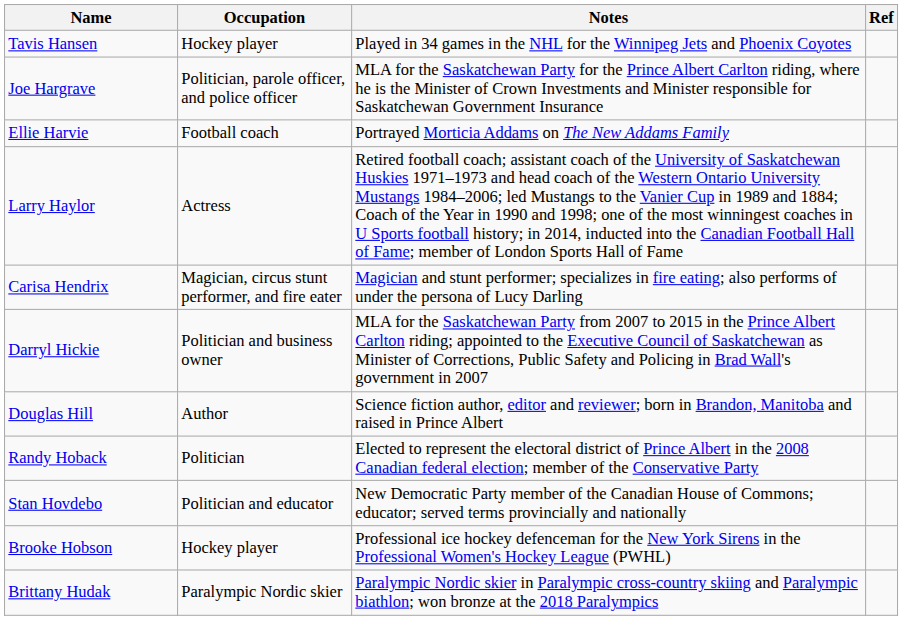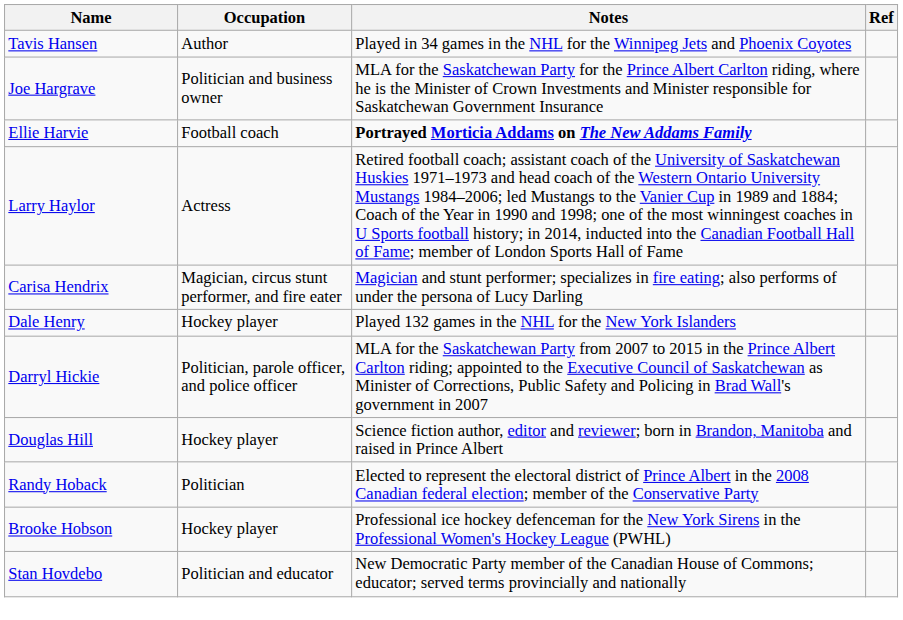(230, 43) Hockey player -> (205, 43) Author
(263, 88) Politician, parole officer, and police officer -> (257, 88) Politician and business owner
(542, 133) normal -> (553, 133) bold
+ row: (47, 322)
(257, 350) Politician and business owner -> (263, 376) Politician, parole officer, and police officer
(205, 413) Author -> (230, 439) Hockey player
rows swapped: (60, 547) <-> (55, 503)
- row: (59, 592)
